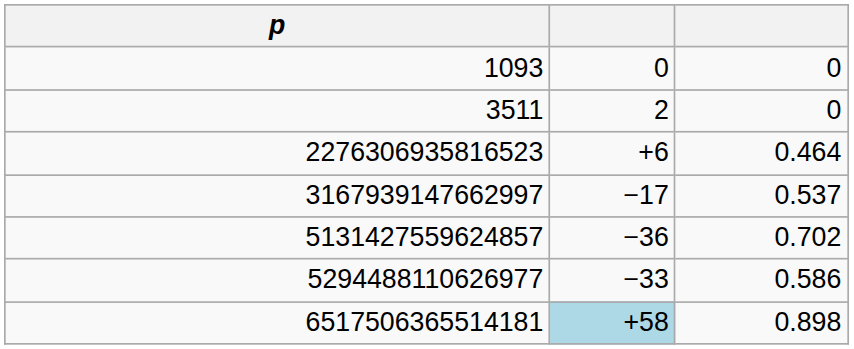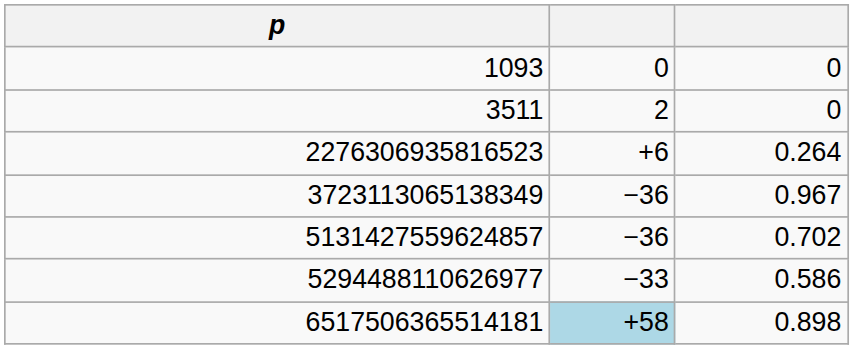(808, 152) 0.464 -> (808, 152) 0.264
- row: (424, 195)
+ row: (425, 195)
